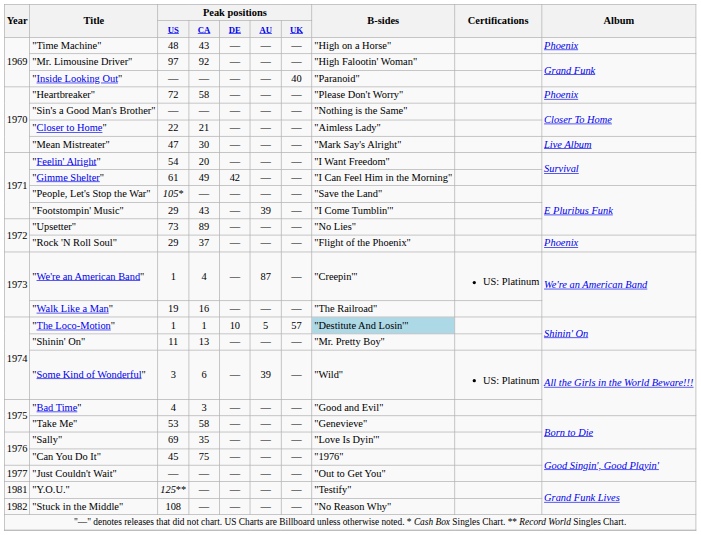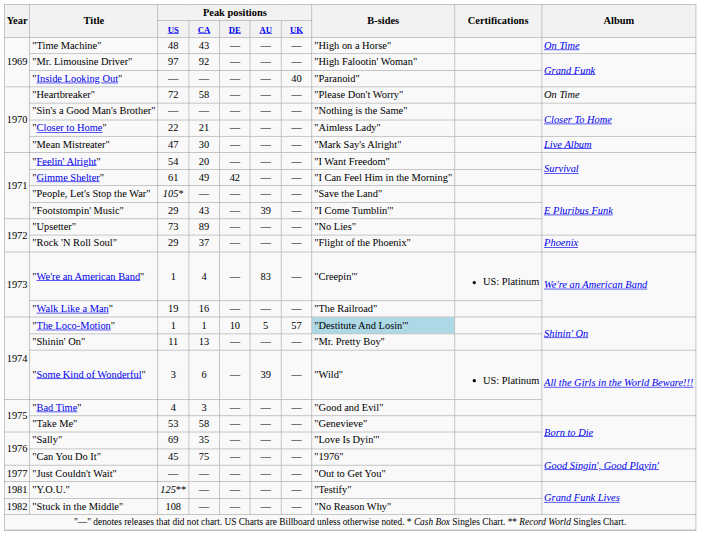(561, 45) Phoenix -> (562, 45) On Time
(561, 95) Phoenix -> (562, 95) On Time
(266, 276) 87 -> (266, 276) 83
